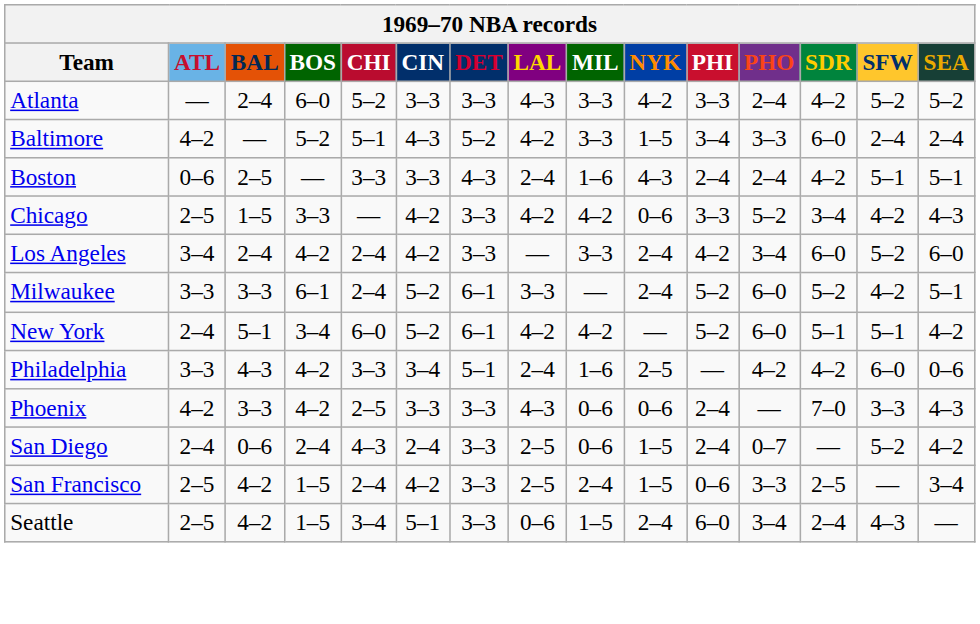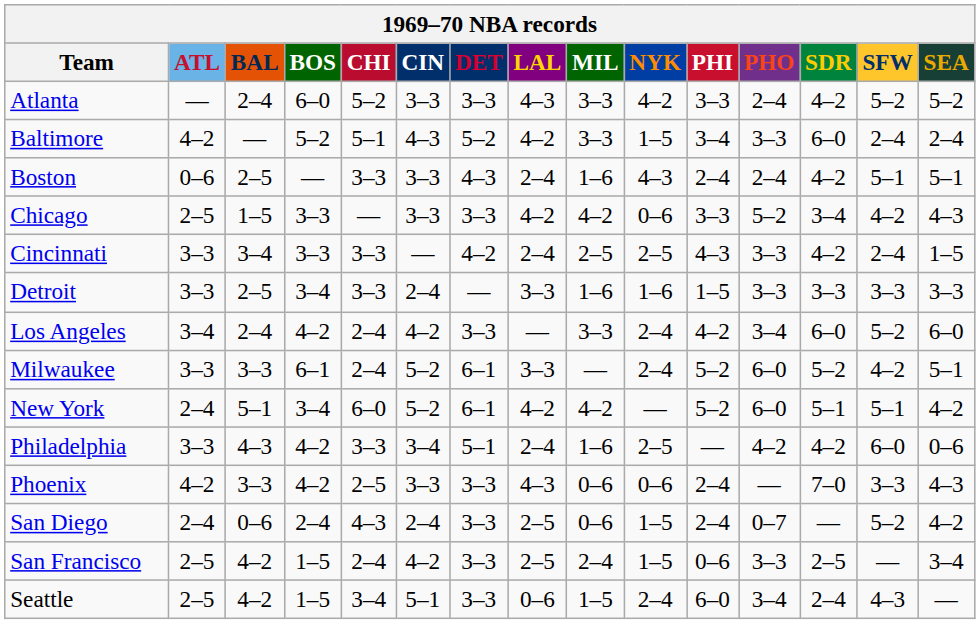(423, 215) 4–2 -> (423, 215) 3–3
+ row: (59, 253)
+ row: (43, 292)
